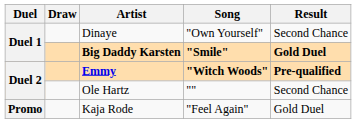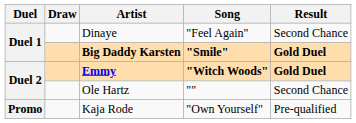(225, 33) "Own Yourself" -> (217, 33) "Feel Again"
(307, 71) Pre-qualified -> (300, 71) Gold Duel
(217, 109) "Feel Again" -> (225, 109) "Own Yourself"
(299, 109) Gold Duel -> (305, 109) Pre-qualified
